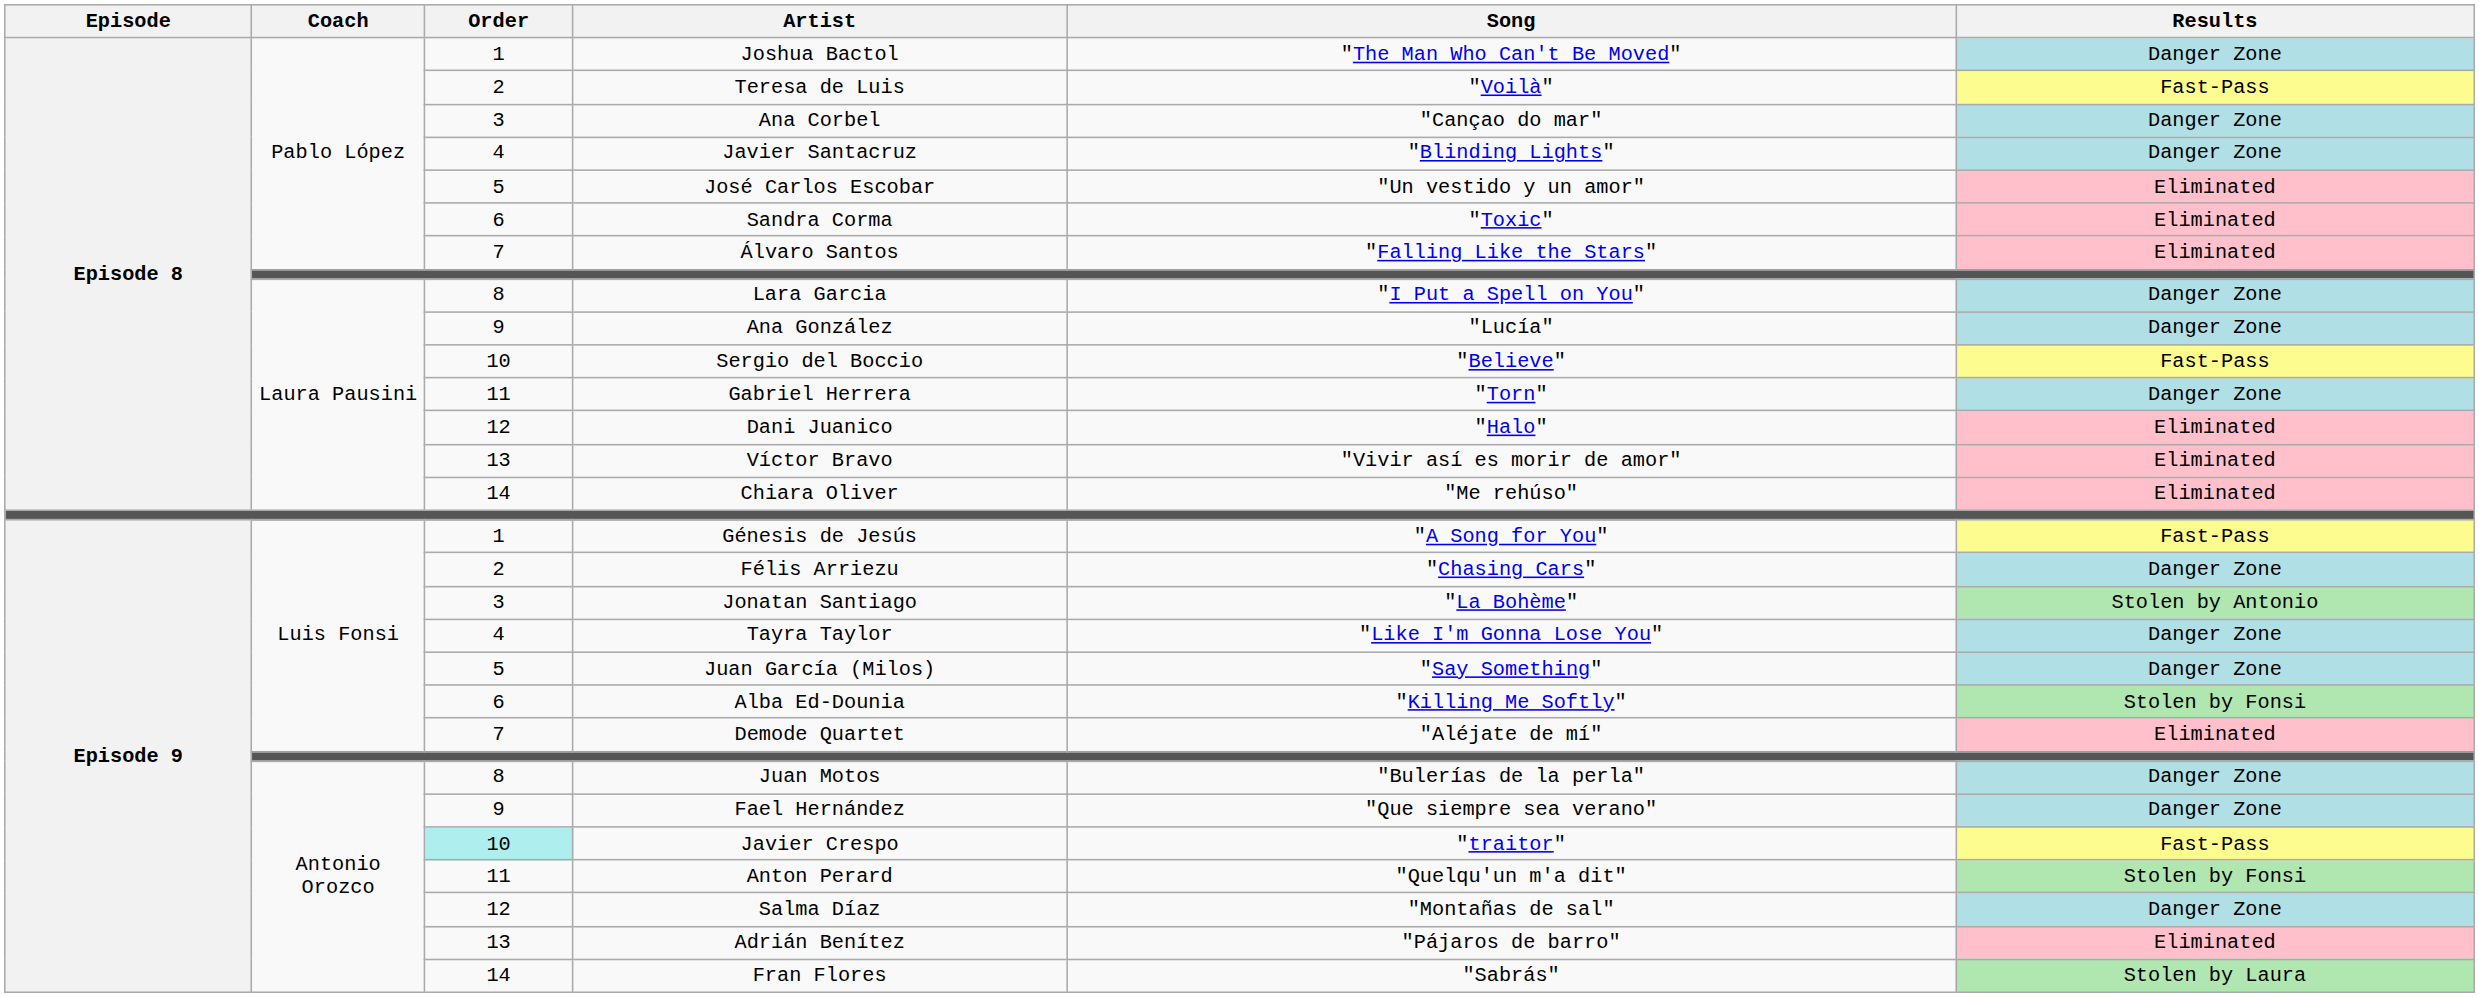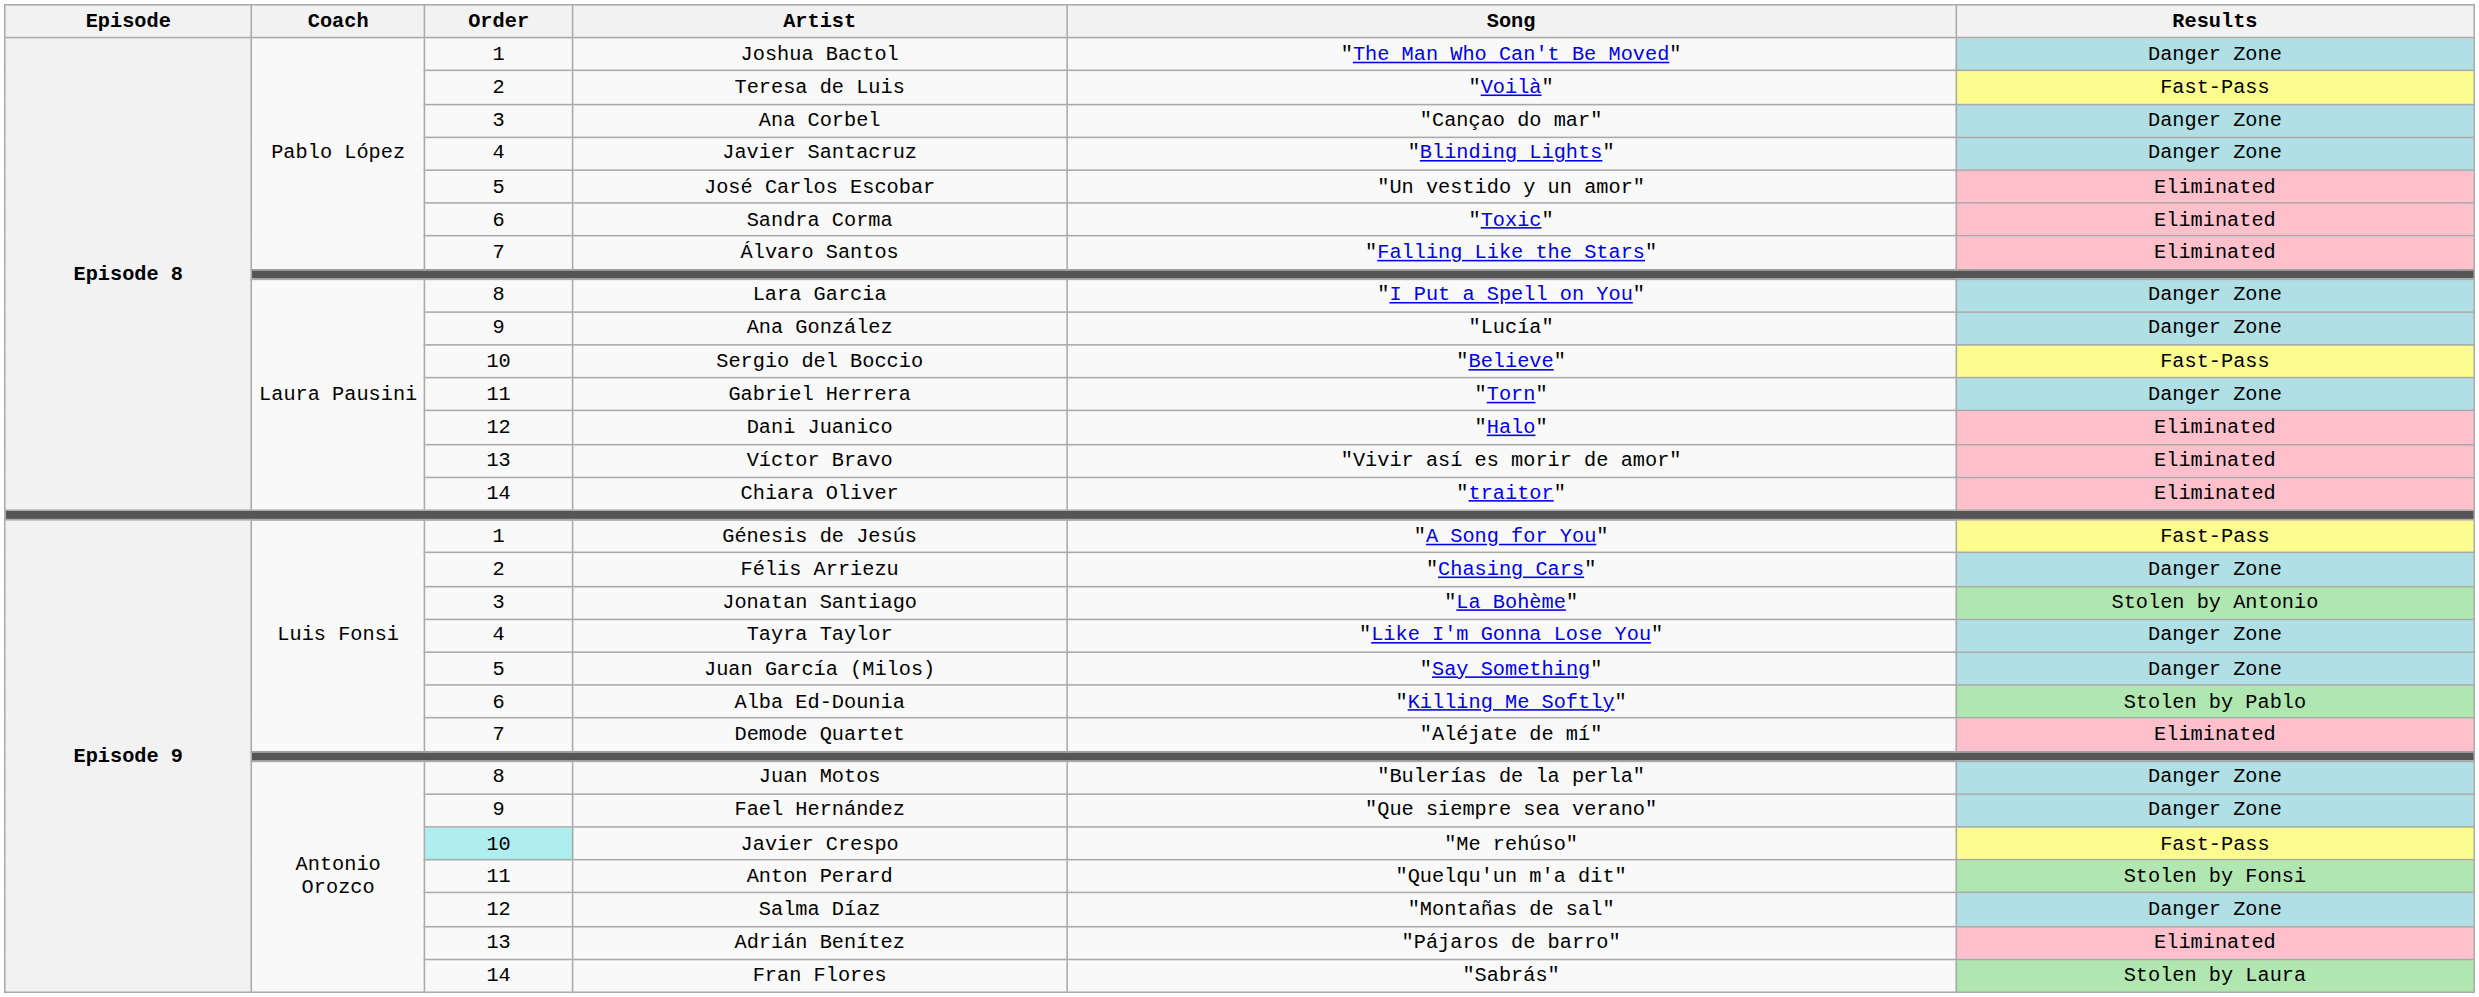(1511, 494) "Me rehúso" -> (1511, 494) "traitor"
(2215, 702) Stolen by Fonsi -> (2215, 702) Stolen by Pablo
(1511, 844) "traitor" -> (1511, 844) "Me rehúso"
